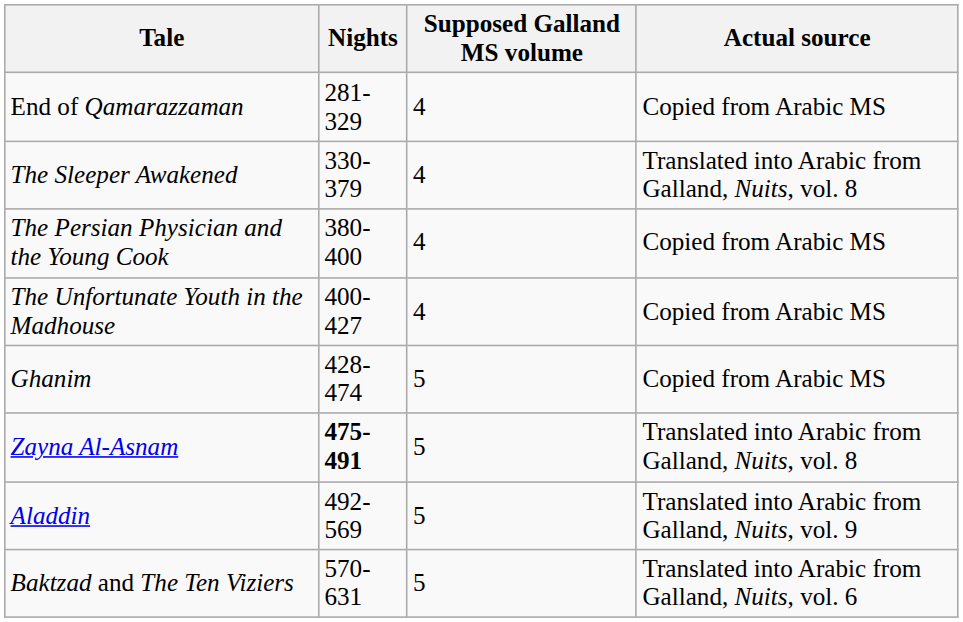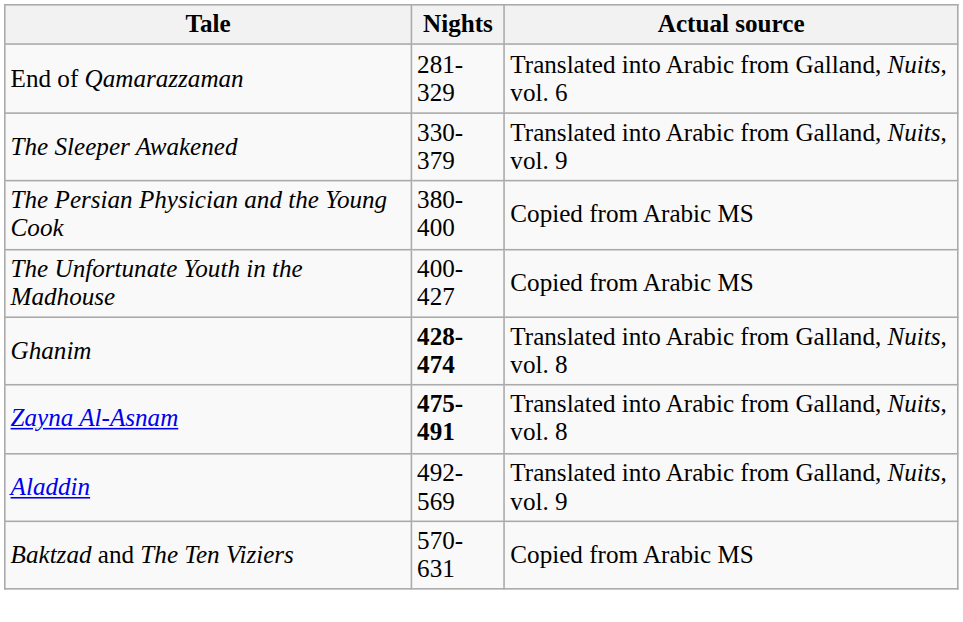- column: (522, 38)
(764, 106) Copied from Arabic MS -> (729, 78) Translated into Arabic from Galland, Nuits, vol. 6
(782, 174) Translated into Arabic from Galland, Nuits, vol. 8 -> (729, 146) Translated into Arabic from Galland, Nuits, vol. 9
(347, 379) normal -> (440, 350) bold
(764, 379) Copied from Arabic MS -> (729, 350) Translated into Arabic from Galland, Nuits, vol. 8
(782, 583) Translated into Arabic from Galland, Nuits, vol. 6 -> (632, 555) Copied from Arabic MS
